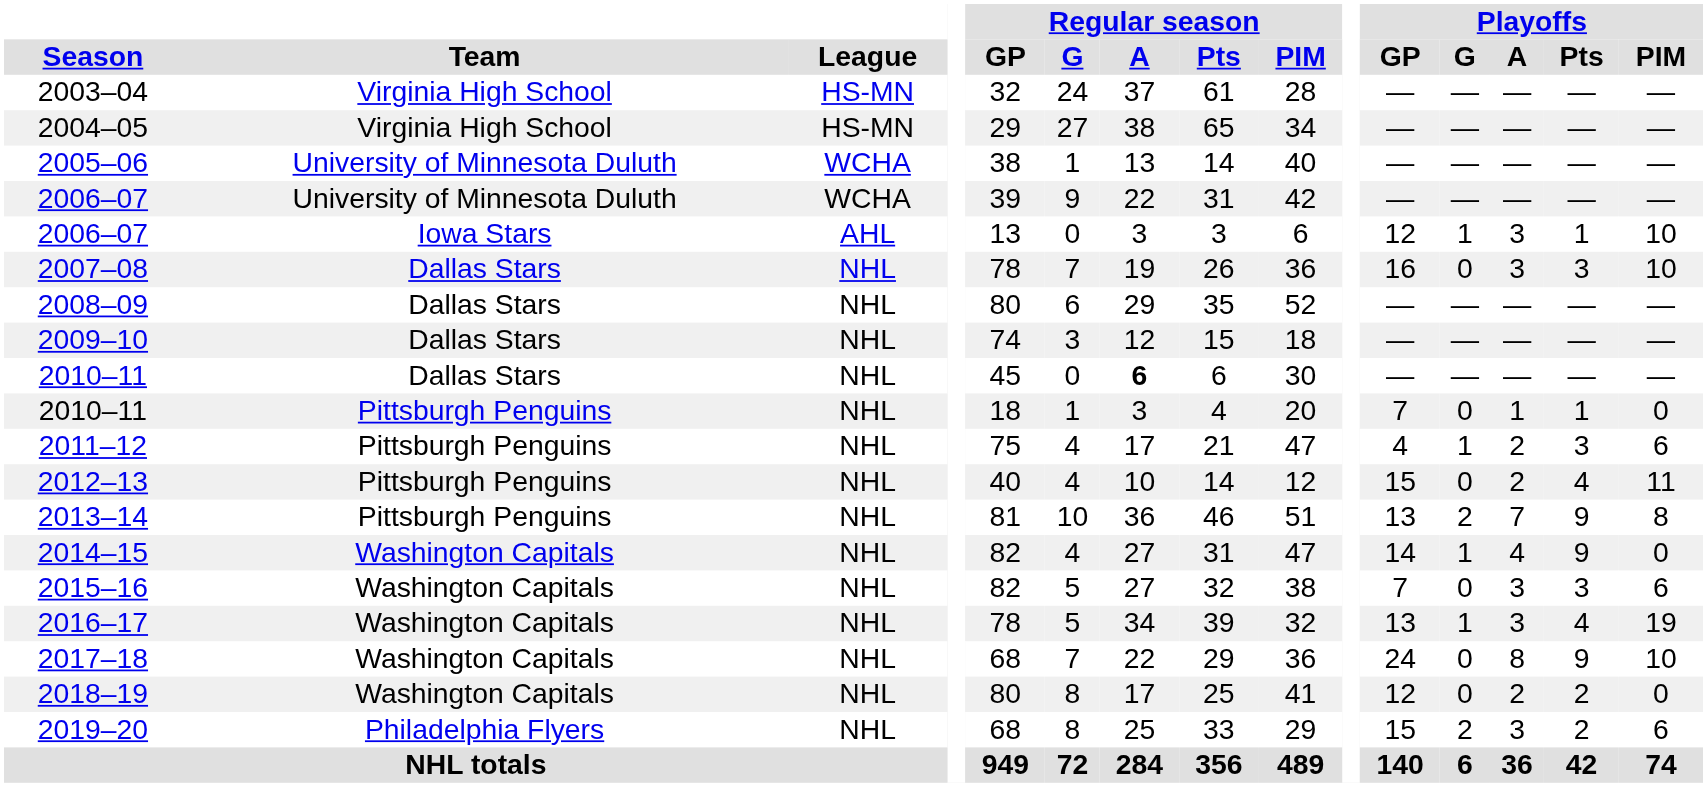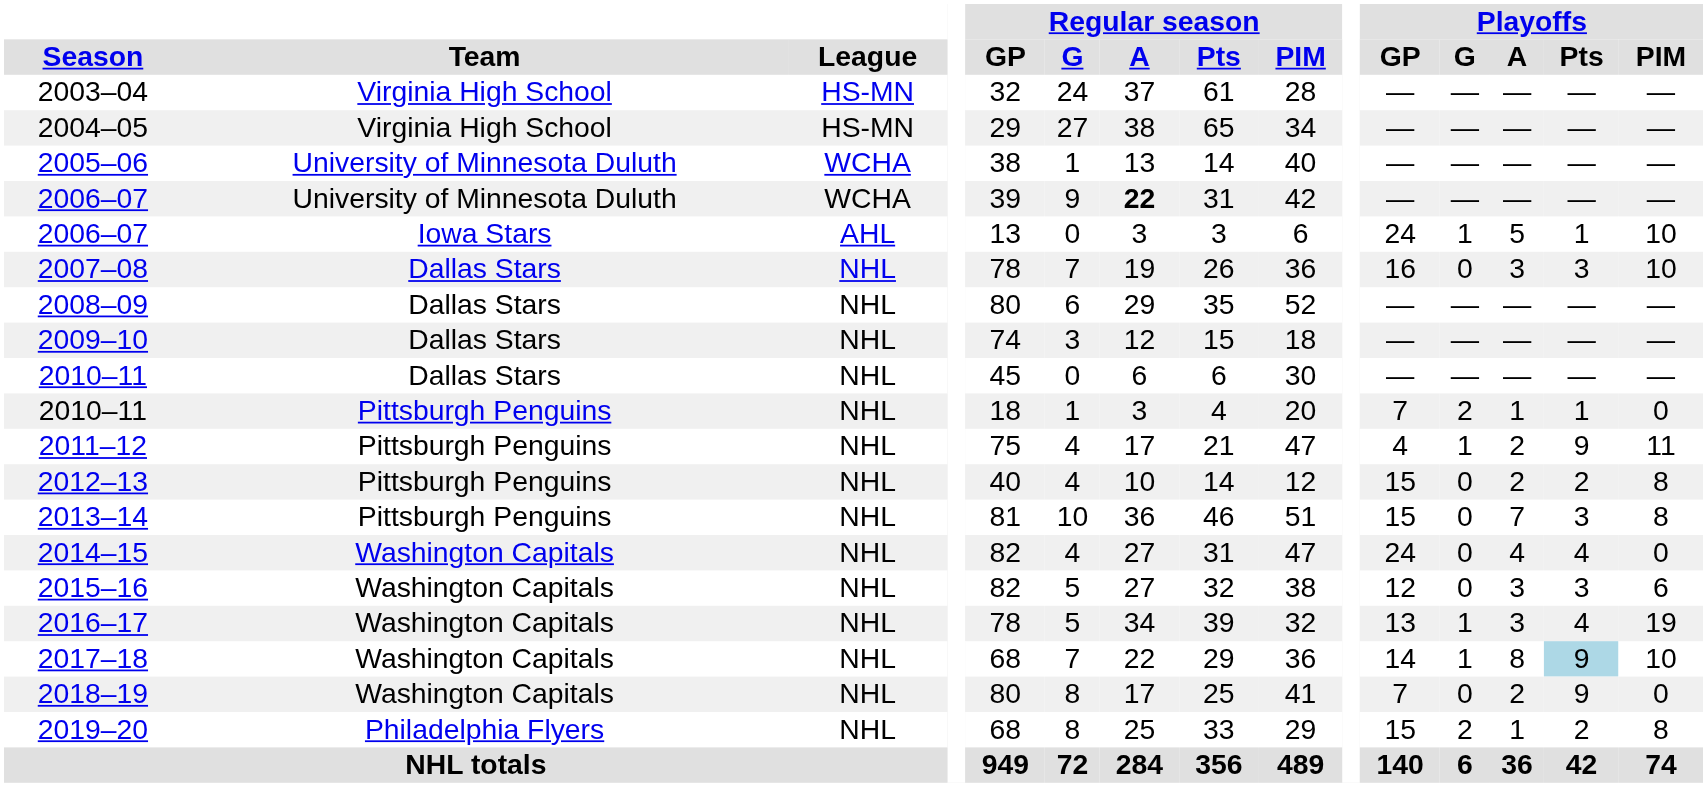(1139, 198) normal -> (1139, 198) bold
(1400, 233) 12 -> (1400, 233) 24
(1517, 233) 3 -> (1517, 233) 5
(1139, 375) bold -> (1139, 375) normal
(1465, 410) 0 -> (1465, 410) 2
(1582, 446) 3 -> (1582, 446) 9
(1661, 446) 6 -> (1661, 446) 11
(1582, 481) 4 -> (1582, 481) 2
(1661, 481) 11 -> (1661, 481) 8
(1400, 516) 13 -> (1400, 516) 15
(1465, 516) 2 -> (1465, 516) 0
(1582, 516) 9 -> (1582, 516) 3
(1400, 552) 14 -> (1400, 552) 24
(1465, 552) 1 -> (1465, 552) 0
(1582, 552) 9 -> (1582, 552) 4
(1400, 587) 7 -> (1400, 587) 12
(1400, 658) 24 -> (1400, 658) 14
(1465, 658) 0 -> (1465, 658) 1
(1582, 658) no background -> (1582, 658) lightblue background
(1400, 693) 12 -> (1400, 693) 7
(1582, 693) 2 -> (1582, 693) 9
(1517, 729) 3 -> (1517, 729) 1
(1661, 729) 6 -> (1661, 729) 8
